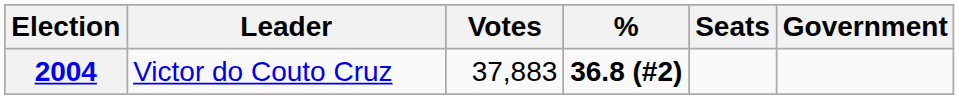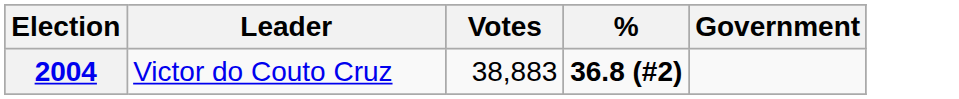- column: (733, 26)
(514, 71) 37,883 -> (514, 71) 38,883
